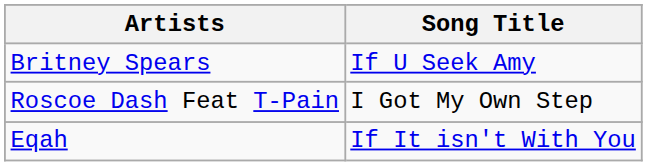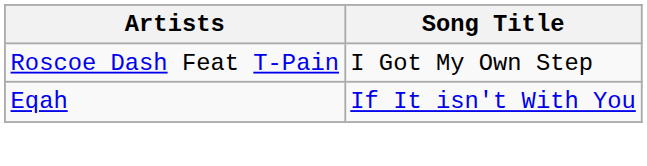- row: (111, 63)
